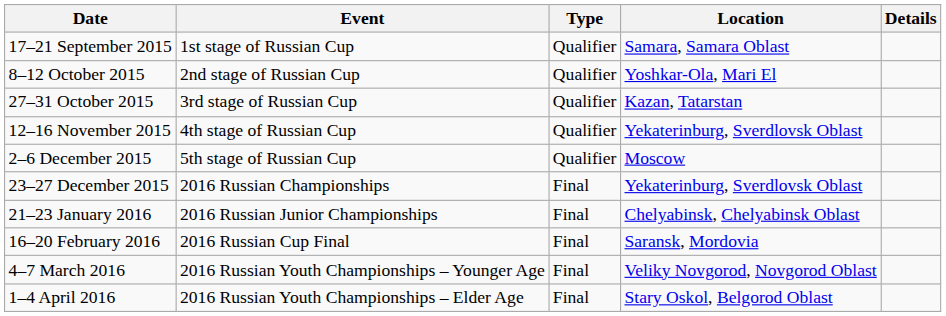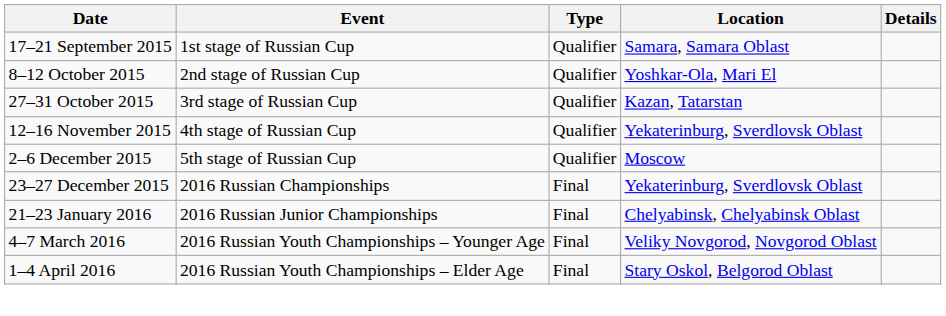- row: (84, 241)
